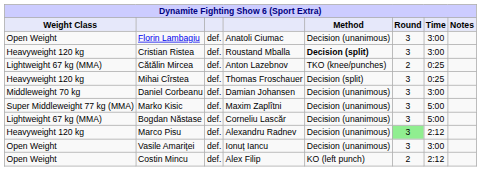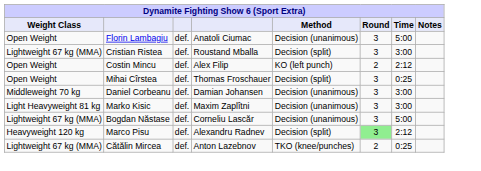(436, 38) 3:00 -> (404, 38) 5:00
(45, 52) Heavyweight 120 kg -> (54, 52) Lightweight 67 kg (MMA)
(338, 52) bold -> (303, 52) normal
rows swapped: (163, 159) <-> (166, 65)
(45, 79) Heavyweight 120 kg -> (32, 79) Open Weight
(70, 105) Super Middleweight 77 kg (MMA) -> (53, 105) Light Heavyweight 81 kg
(436, 105) 5:00 -> (404, 105) 3:00
(348, 132) Decision (unanimous) -> (303, 132) Decision (split)
- row: (166, 146)
